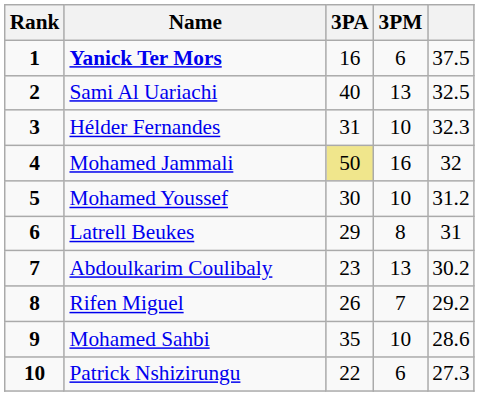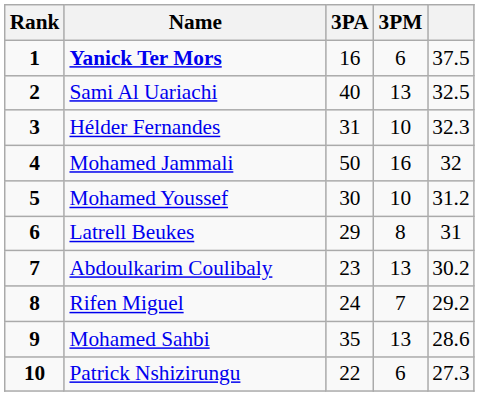(350, 163) khaki background -> (350, 163) no background
(350, 303) 26 -> (350, 303) 24
(400, 338) 10 -> (400, 338) 13
